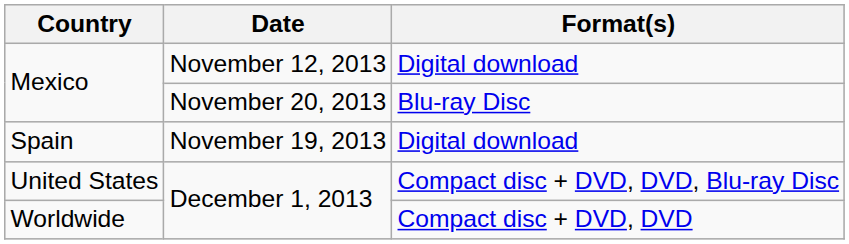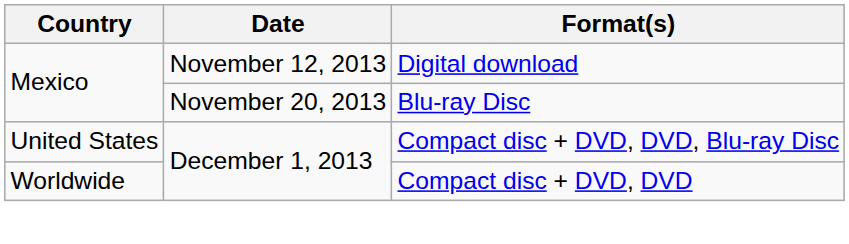- row: (42, 141)
